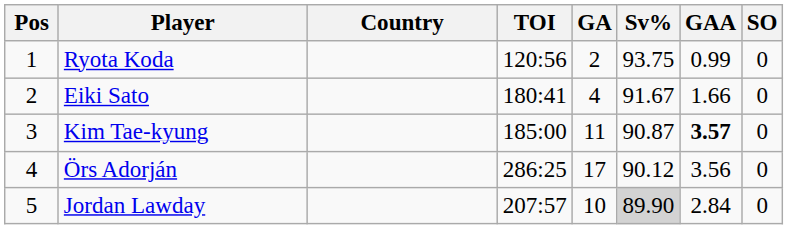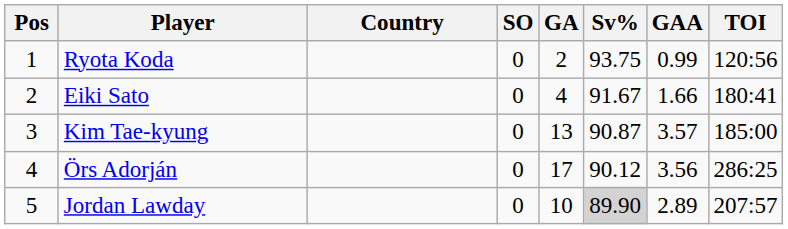columns swapped: (535, 22) <-> (762, 22)
(595, 132) 11 -> (561, 132) 13
(711, 132) bold -> (677, 132) normal
(711, 205) 2.84 -> (677, 205) 2.89
